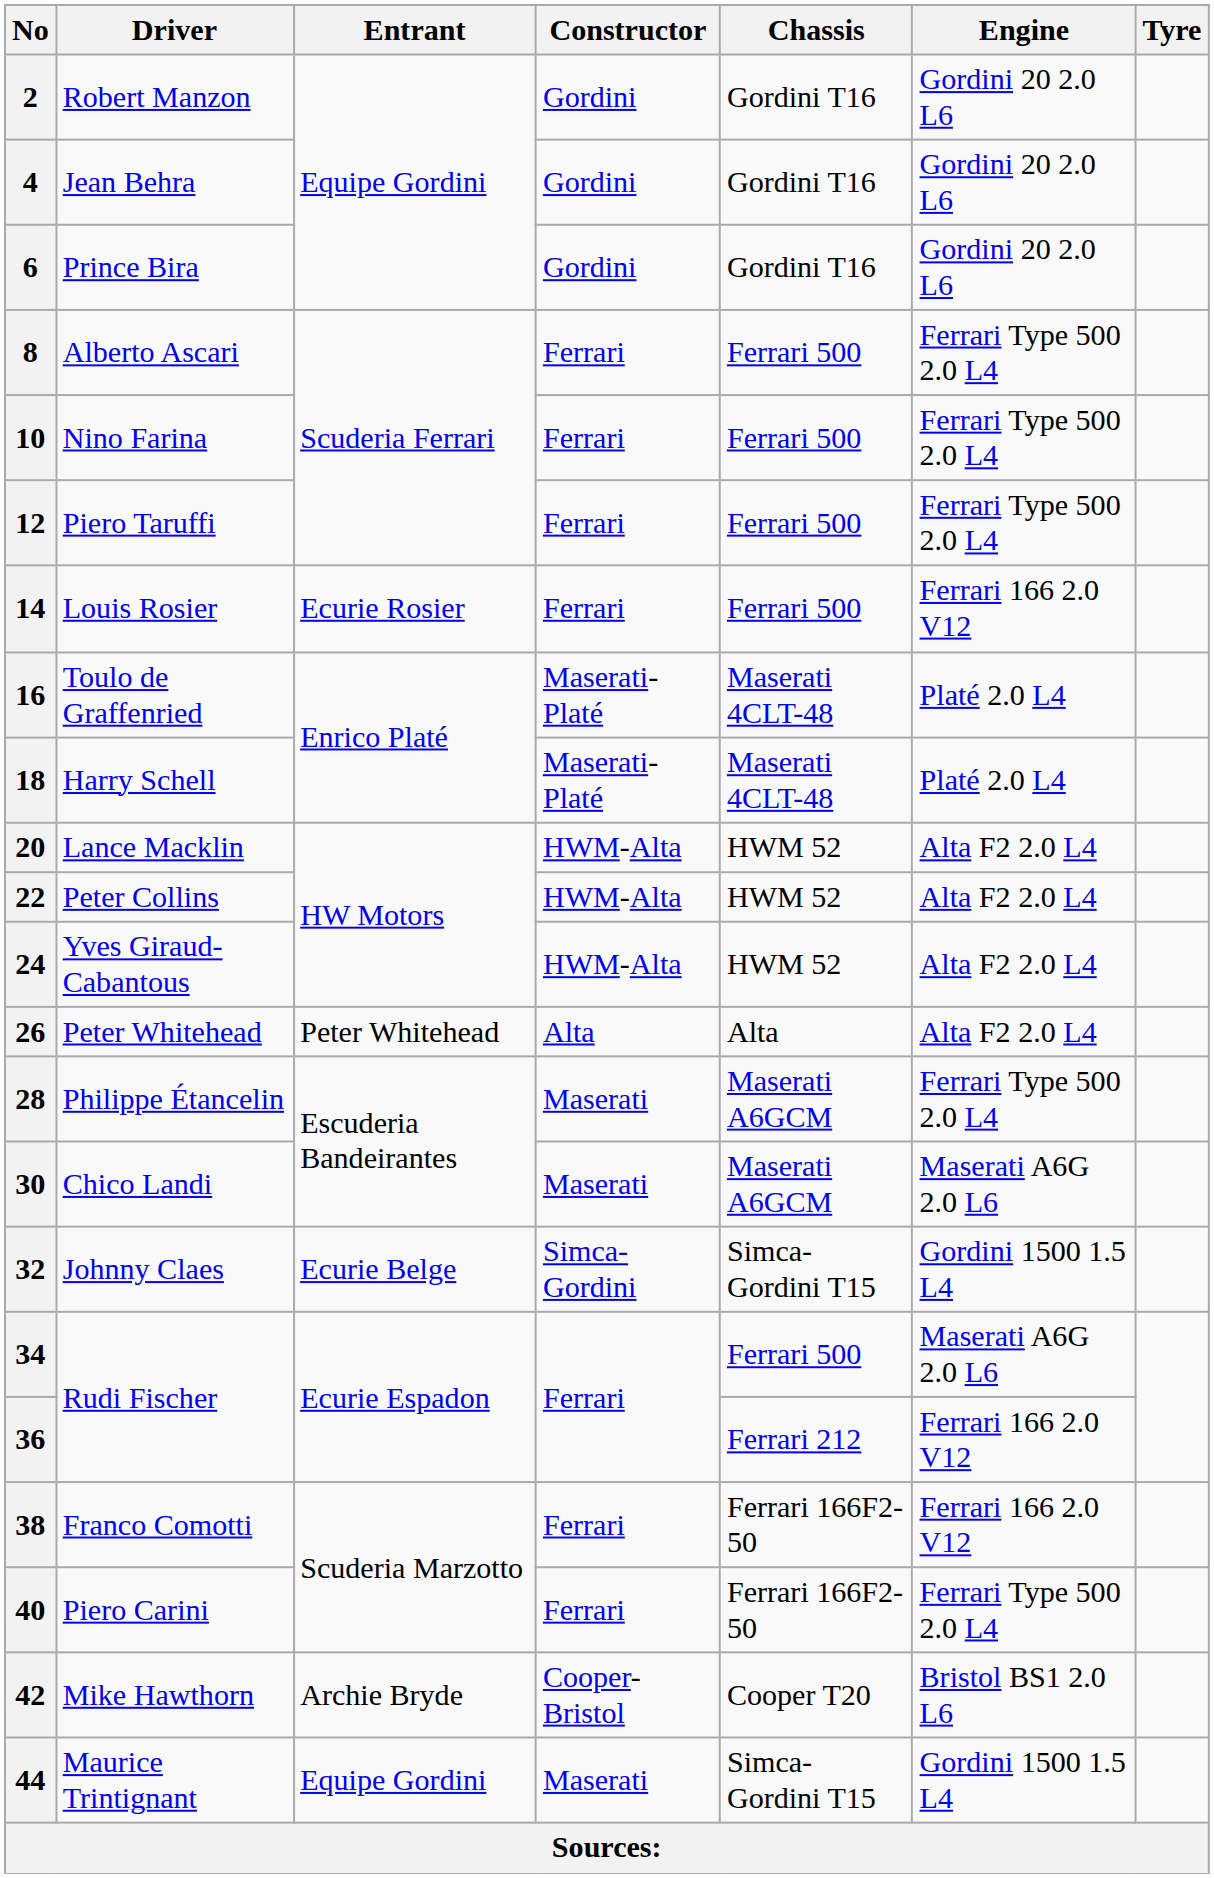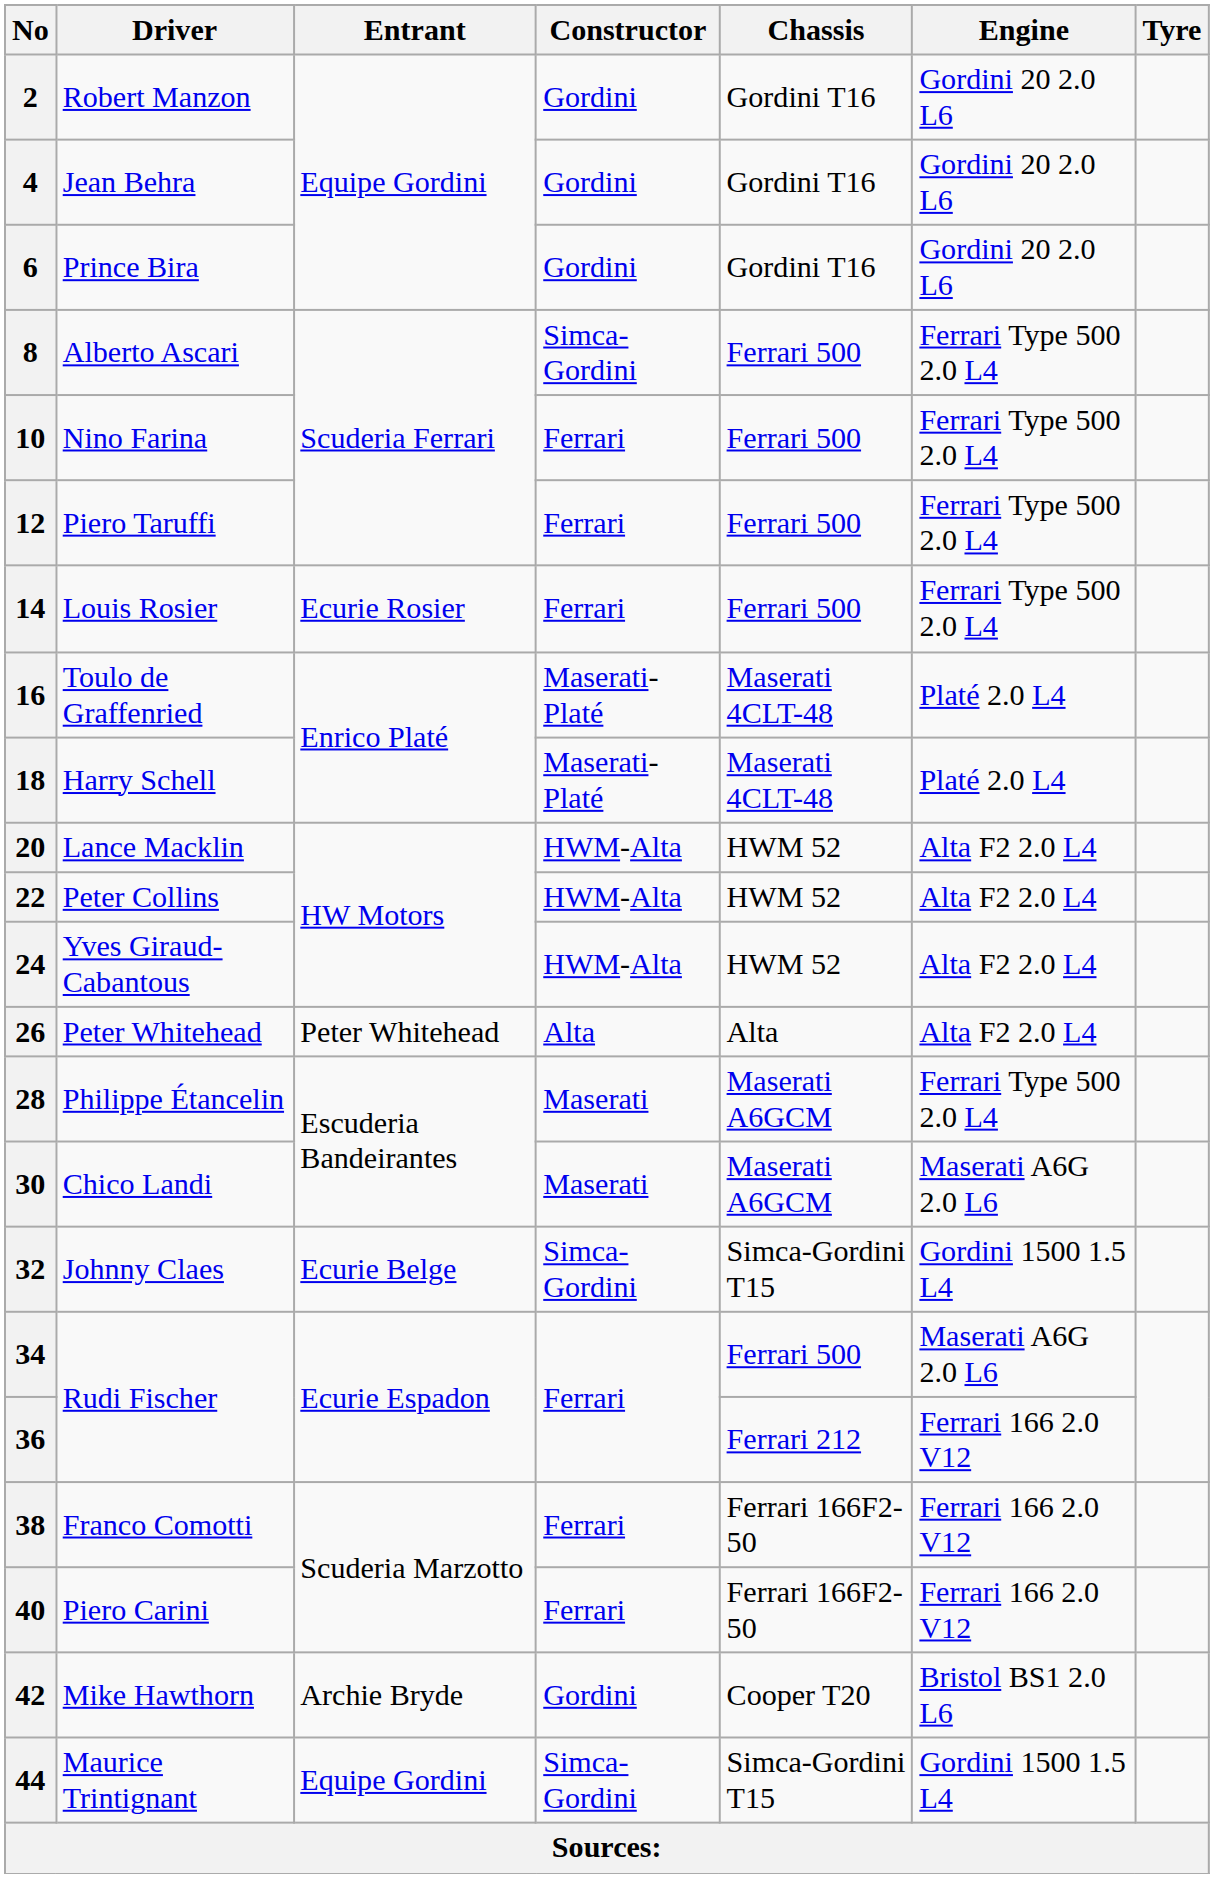(584, 352) Ferrari -> (590, 352) Simca-Gordini
(1009, 608) Ferrari 166 2.0 V12 -> (1020, 608) Ferrari Type 500 2.0 L4
(1020, 1610) Ferrari Type 500 2.0 L4 -> (1009, 1610) Ferrari 166 2.0 V12
(592, 1695) Cooper-Bristol -> (590, 1695) Gordini
(596, 1780) Maserati -> (590, 1780) Simca-Gordini
